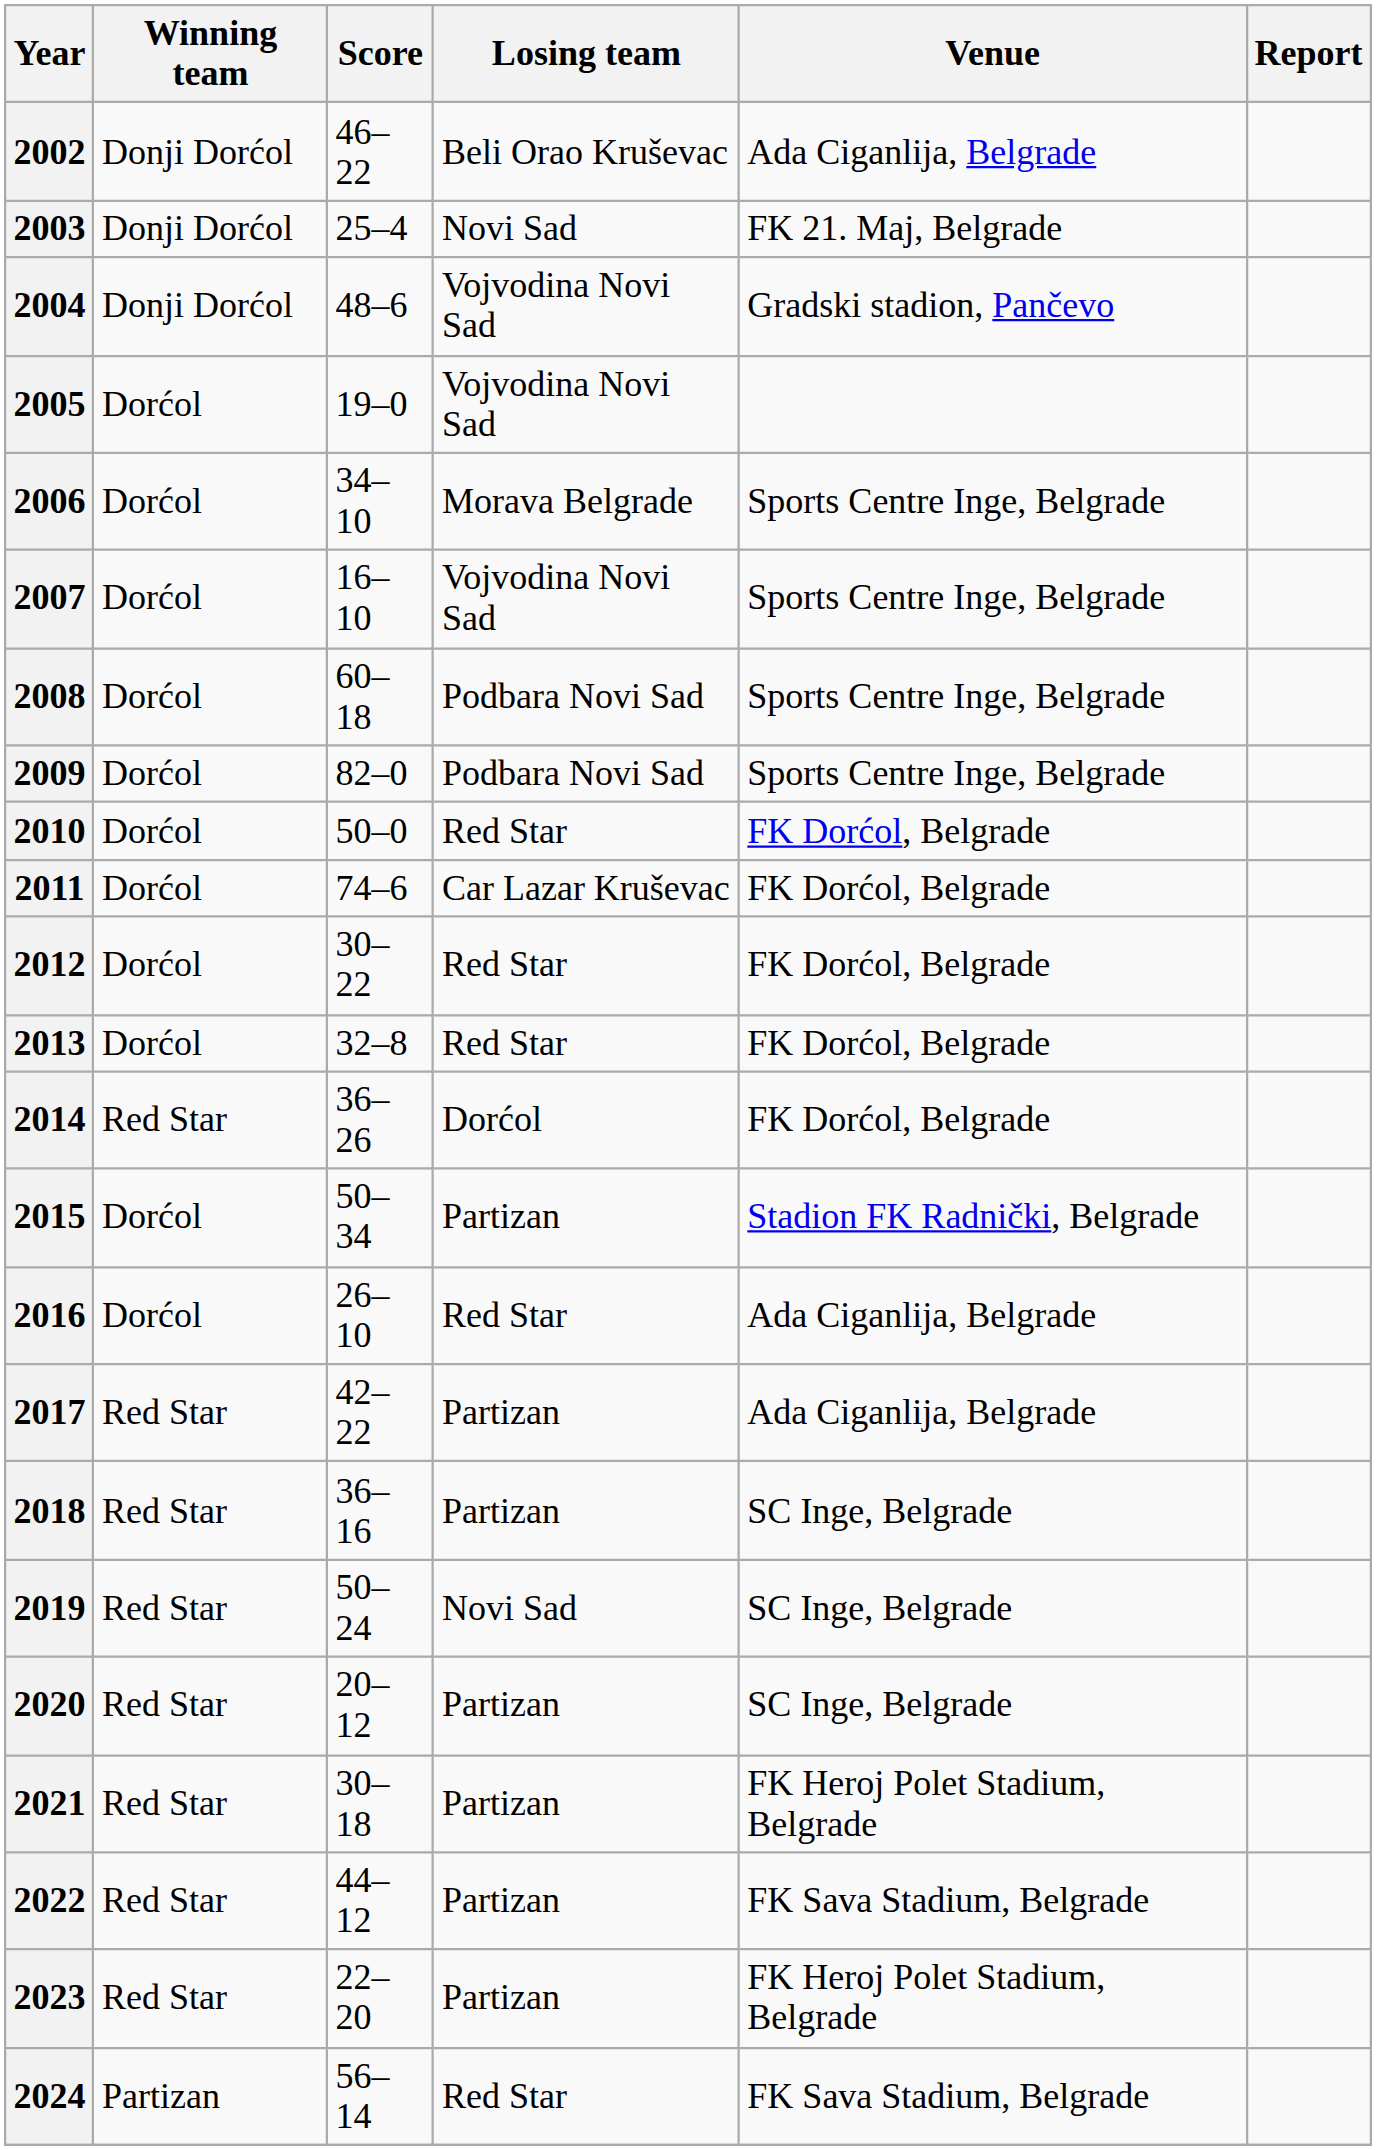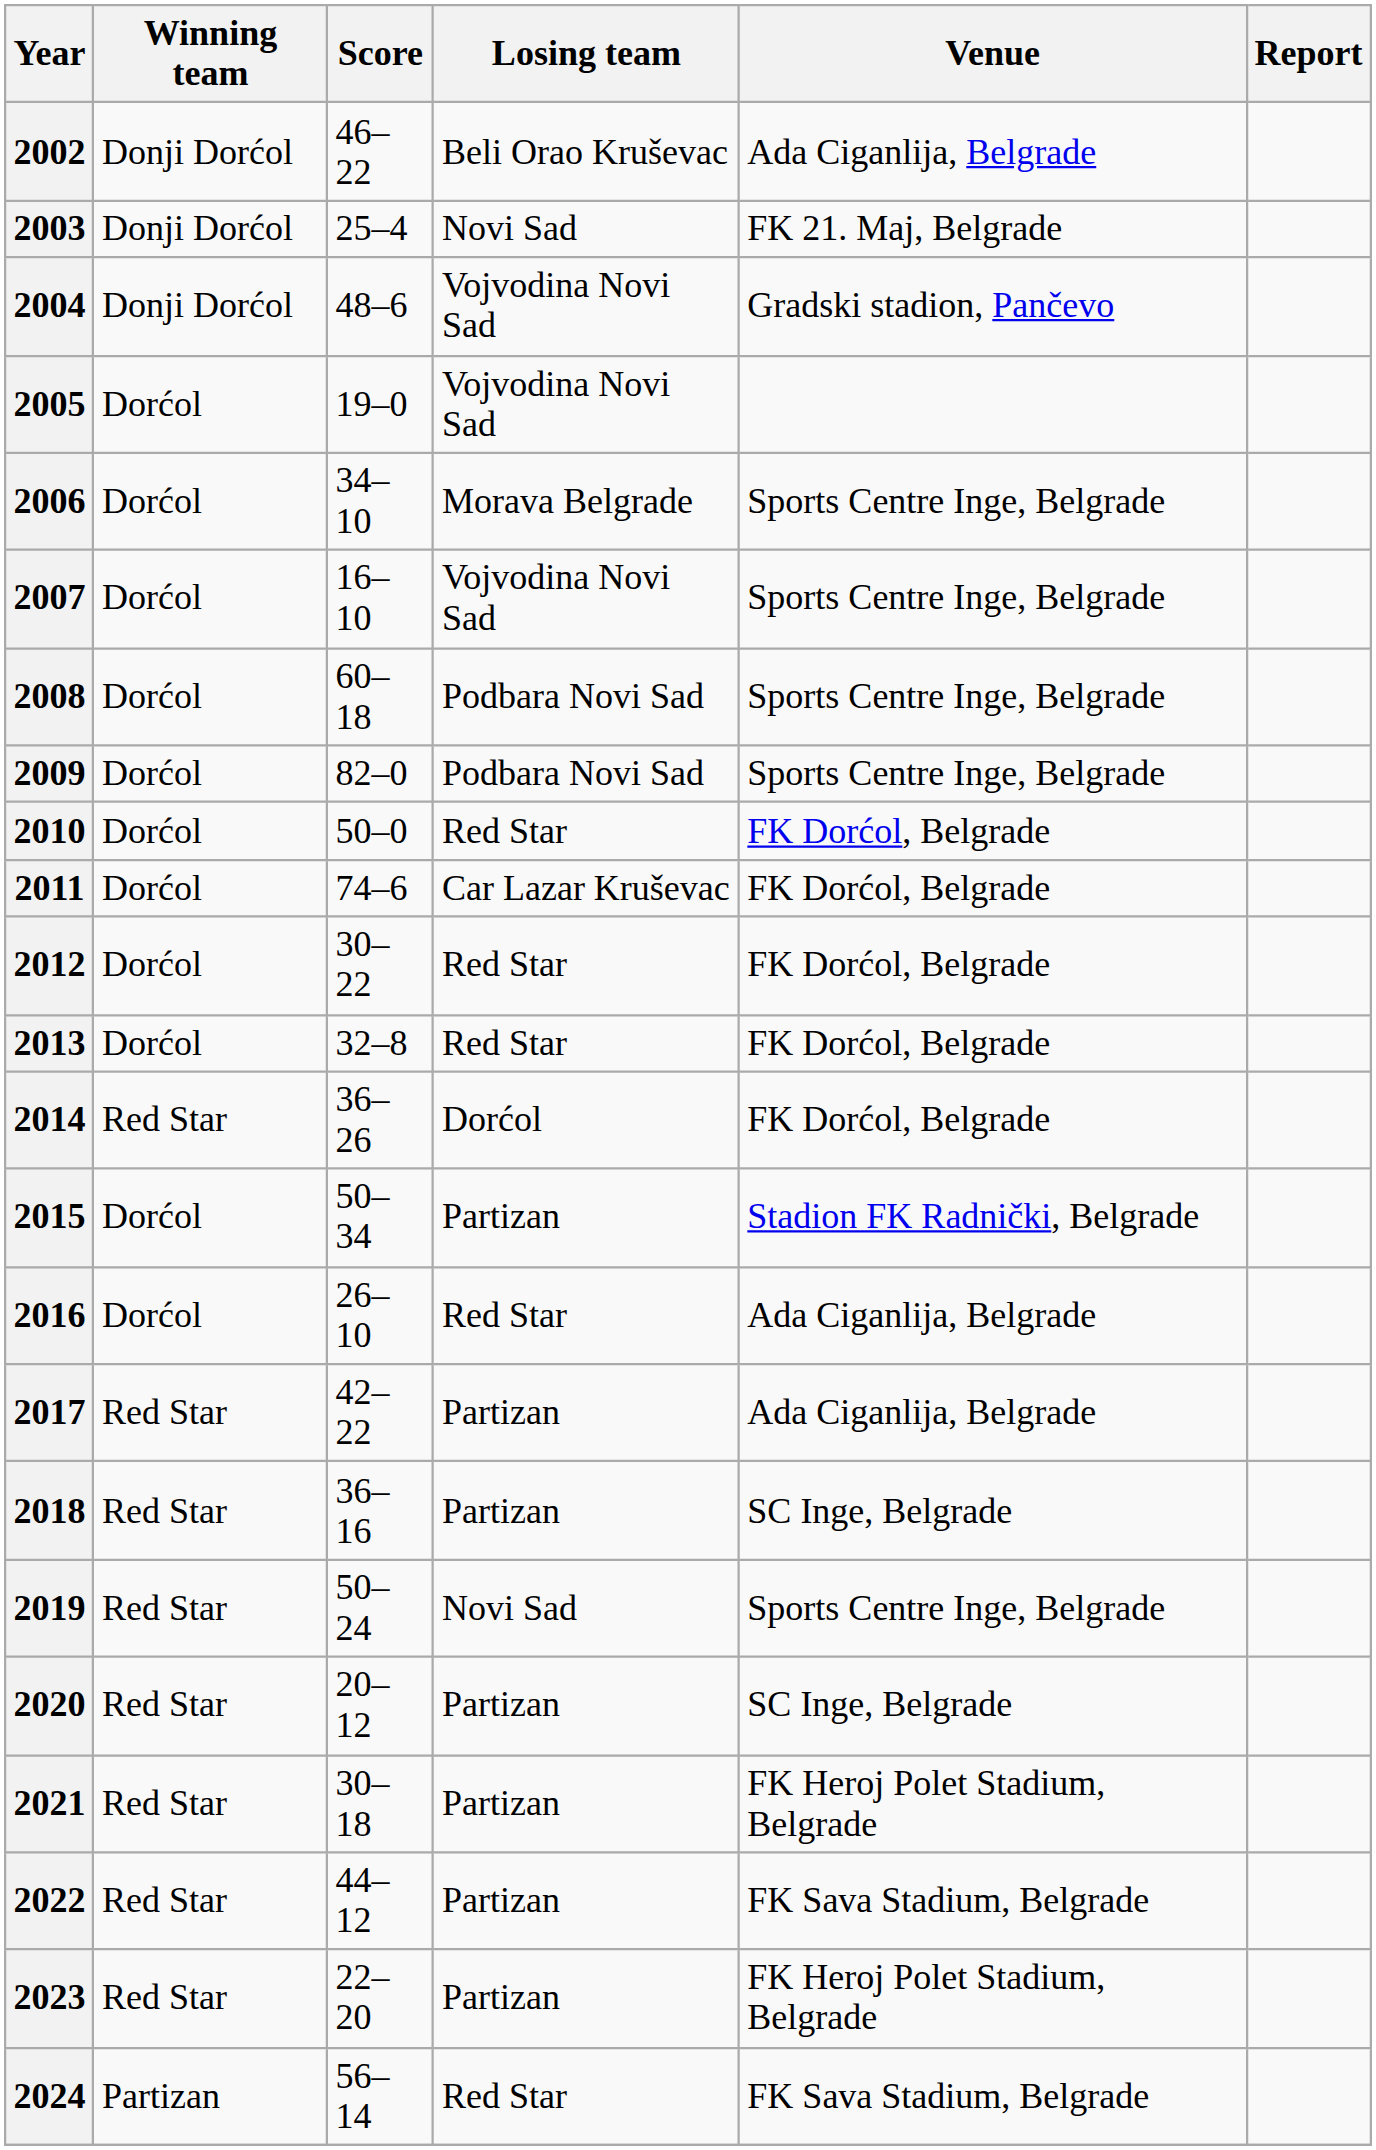(880, 1607) SC Inge, Belgrade -> (956, 1607) Sports Centre Inge, Belgrade
